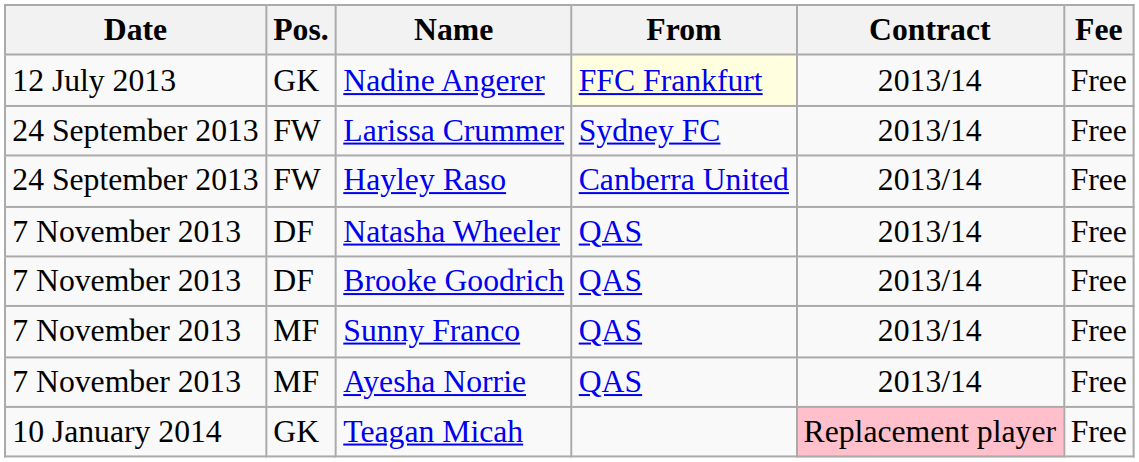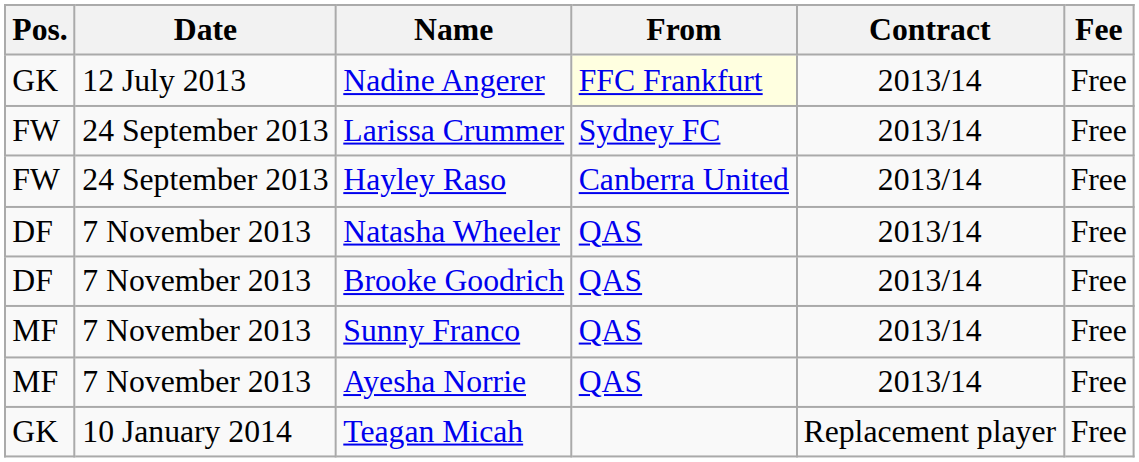columns swapped: (135, 29) <-> (301, 29)
(930, 431) pink background -> (930, 431) no background
